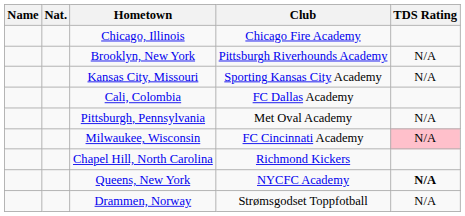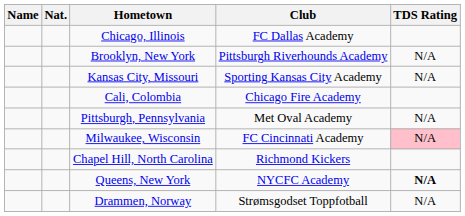(303, 35) Chicago Fire Academy -> (303, 35) FC Dallas Academy
(303, 97) FC Dallas Academy -> (303, 97) Chicago Fire Academy
